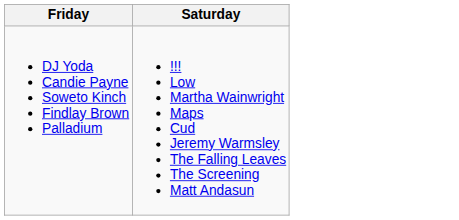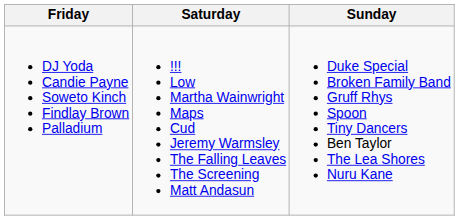+ column: (372, 15)
